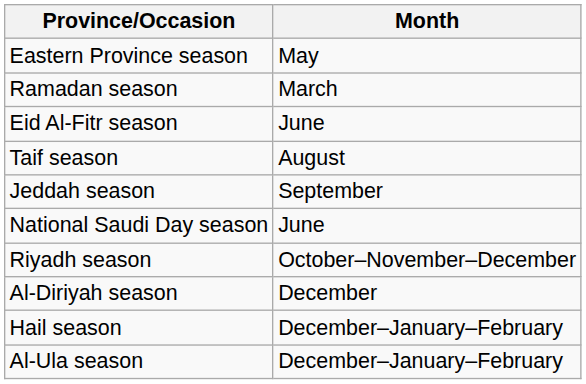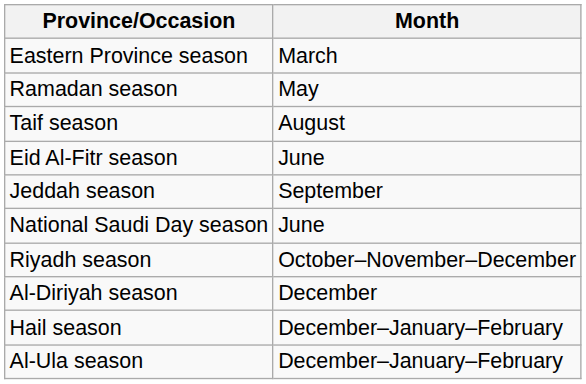(298, 55) May -> (308, 55) March
(308, 89) March -> (298, 89) May
rows swapped: (94, 123) <-> (64, 157)
